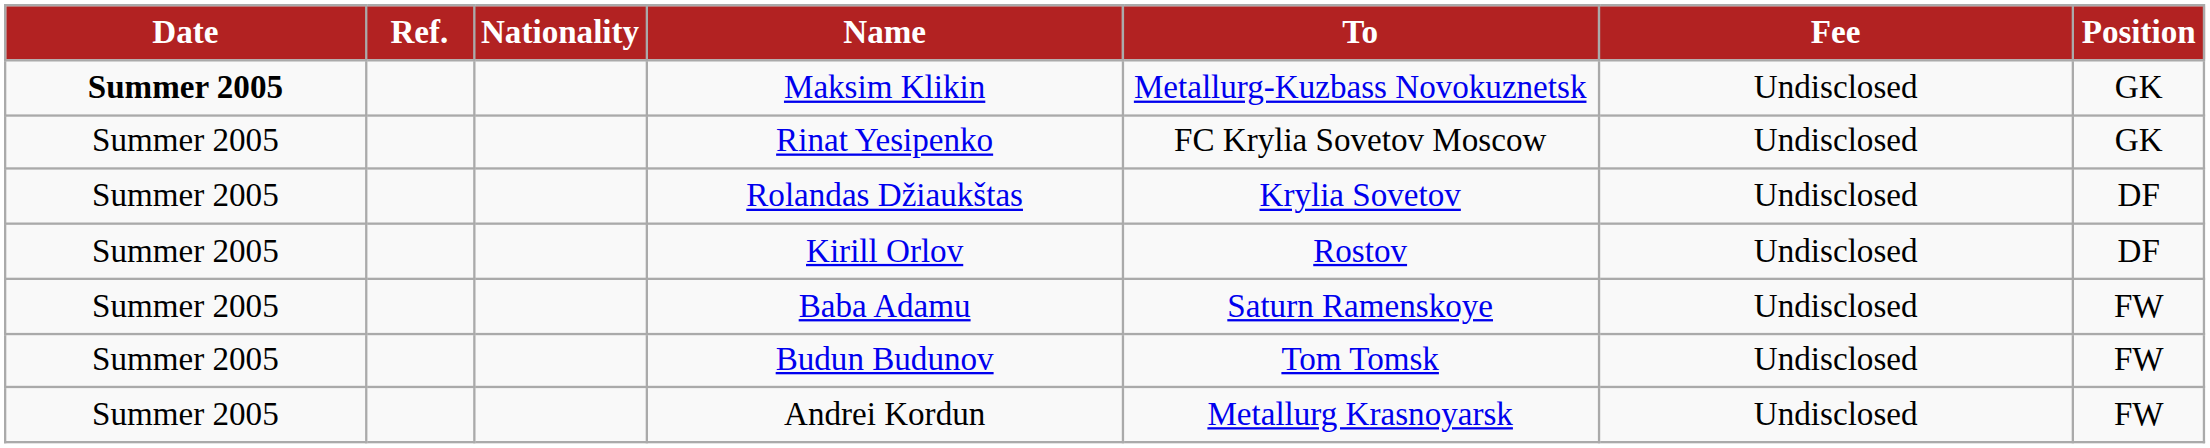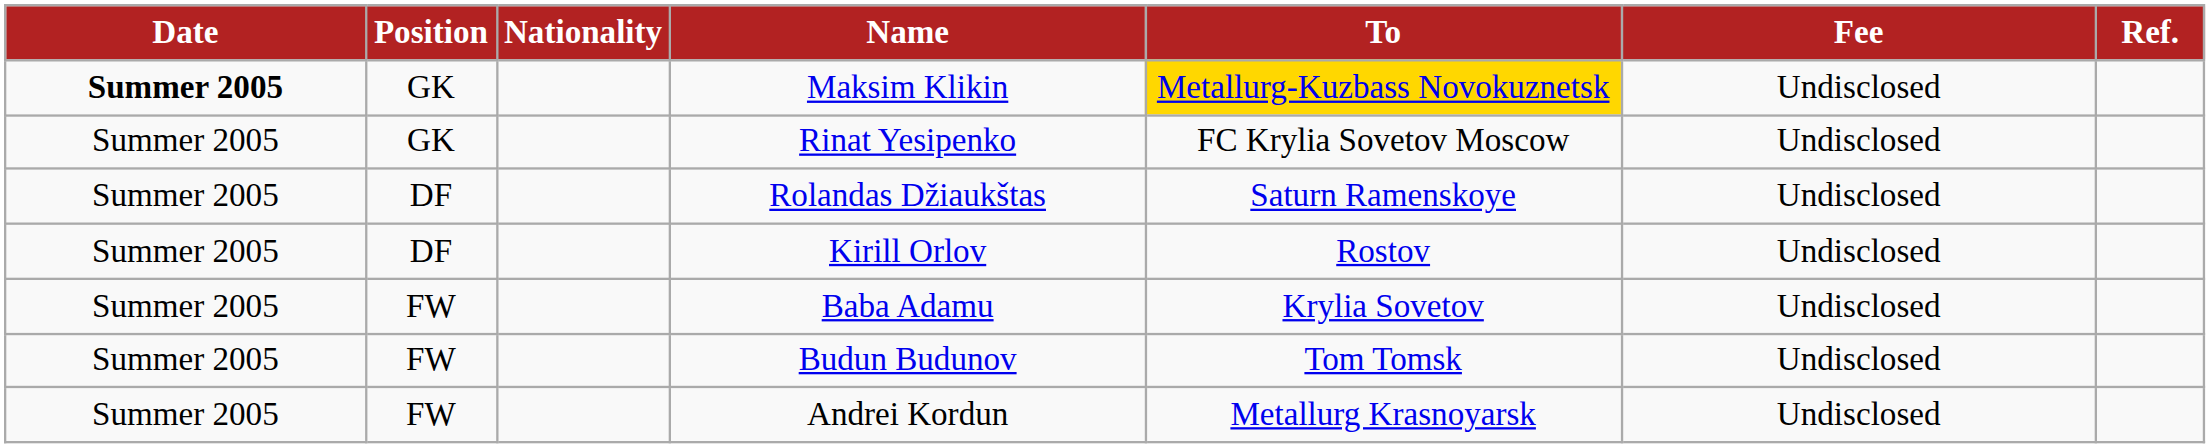columns swapped: (2139, 32) <-> (419, 32)
(1360, 86) no background -> (1383, 86) gold background
(1360, 196) Krylia Sovetov -> (1383, 196) Saturn Ramenskoye
(1360, 305) Saturn Ramenskoye -> (1383, 305) Krylia Sovetov
